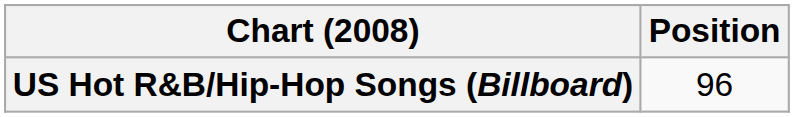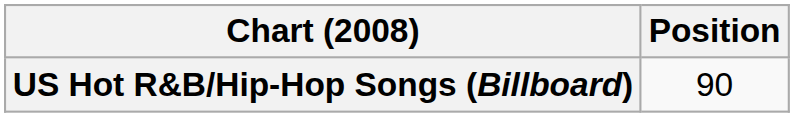(715, 84) 96 -> (715, 84) 90
